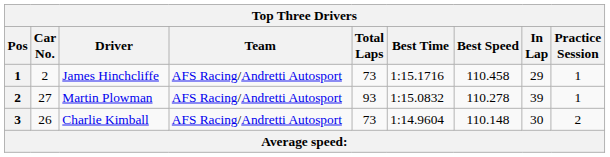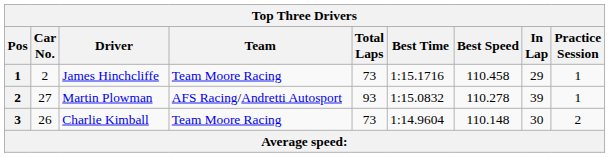(260, 75) AFS Racing/Andretti Autosport -> (227, 75) Team Moore Racing
(260, 119) AFS Racing/Andretti Autosport -> (227, 119) Team Moore Racing
